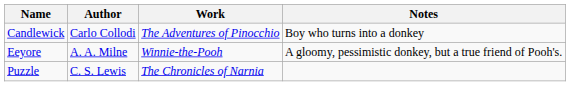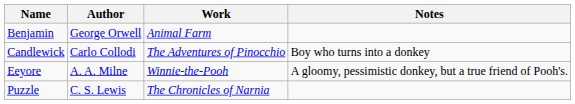+ row: (30, 33)
